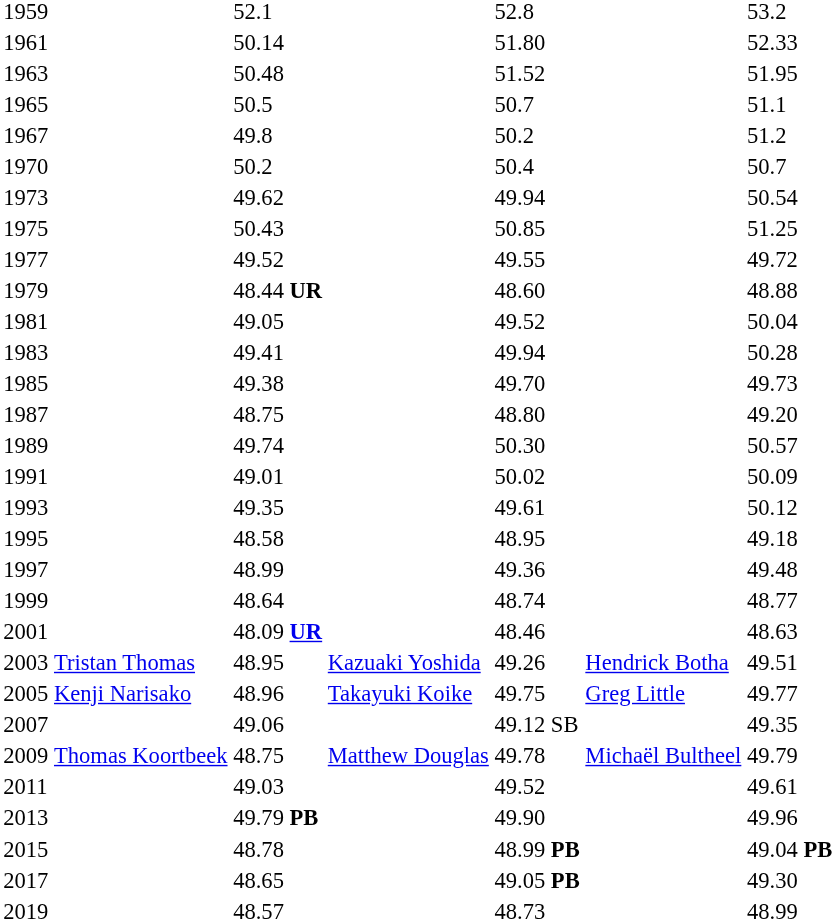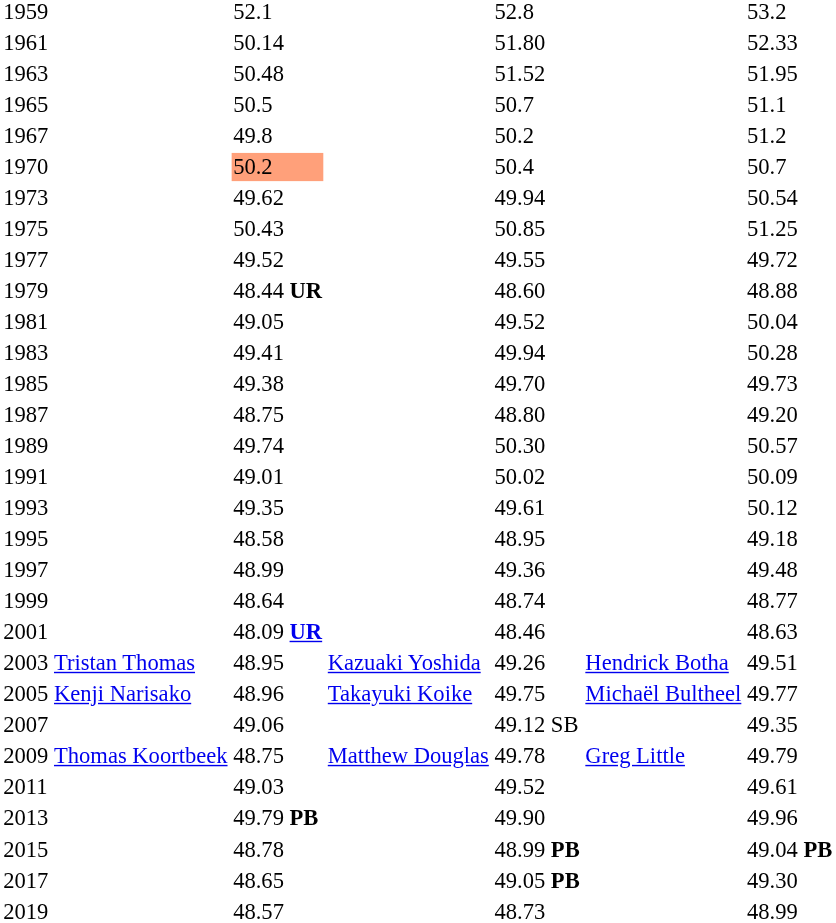(253, 166) no background -> (253, 166) lightsalmon background
(635, 694) Greg Little -> (663, 694) Michaël Bultheel
(663, 756) Michaël Bultheel -> (635, 756) Greg Little
